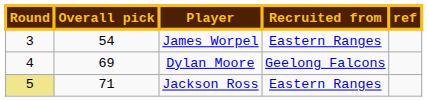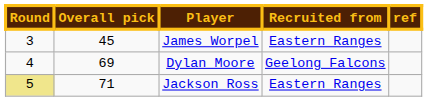(107, 41) 54 -> (107, 41) 45
